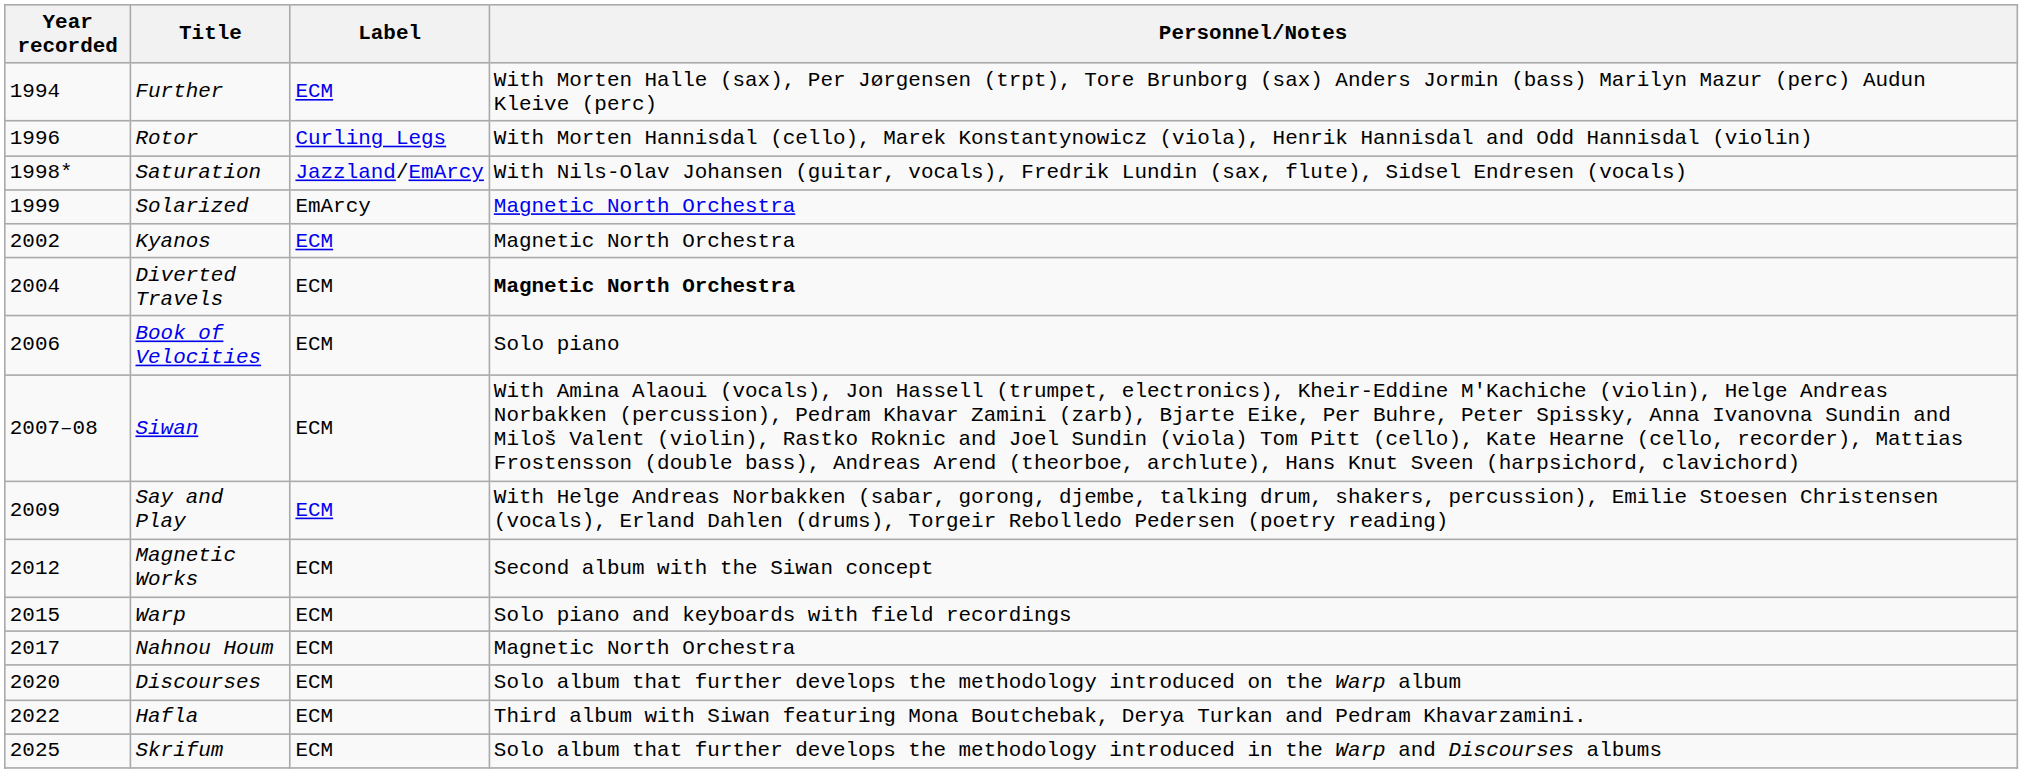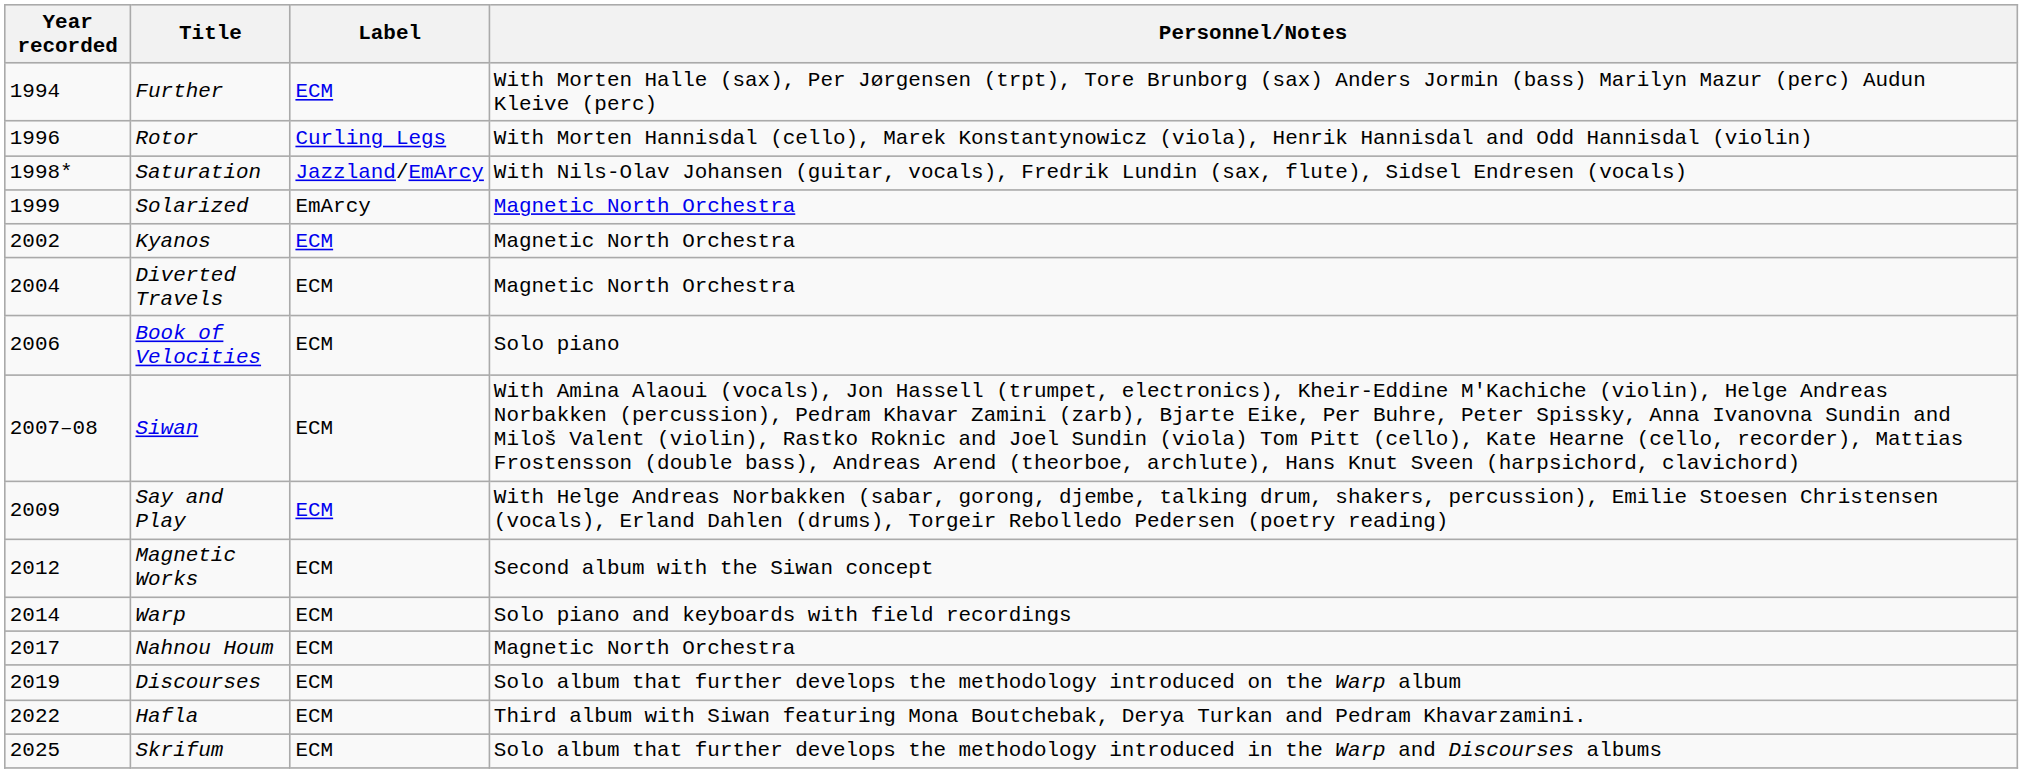(645, 287) bold -> (645, 287) normal
(35, 614) 2015 -> (35, 614) 2014
(35, 683) 2020 -> (35, 683) 2019
